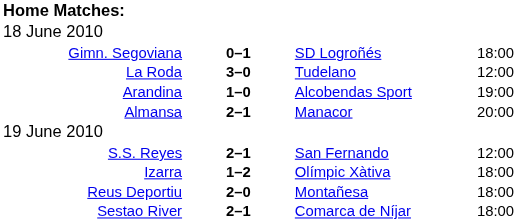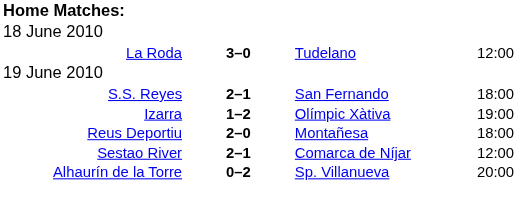- row: (125, 53)
- row: (152, 92)
- row: (153, 111)
(495, 153) 12:00 -> (495, 94) 18:00
(495, 172) 18:00 -> (495, 113) 19:00
(495, 211) 18:00 -> (495, 153) 12:00
+ row: (118, 172)
